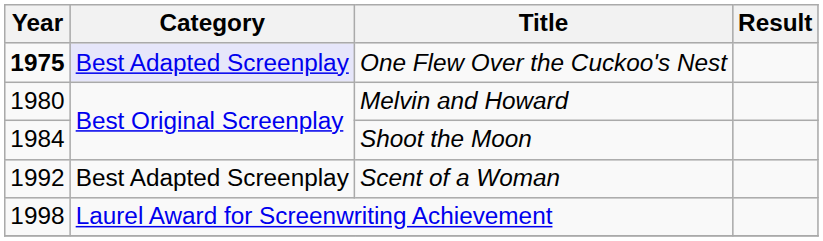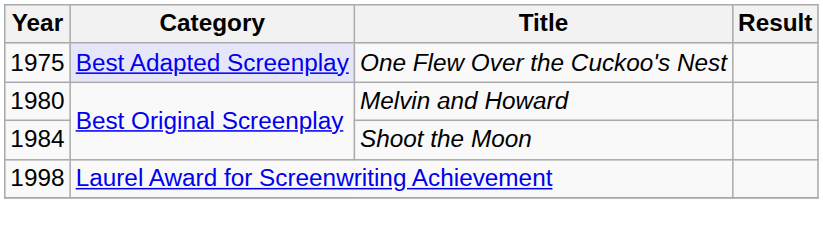(37, 62) bold -> (37, 62) normal
- row: (460, 178)
